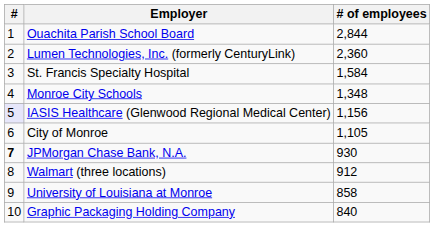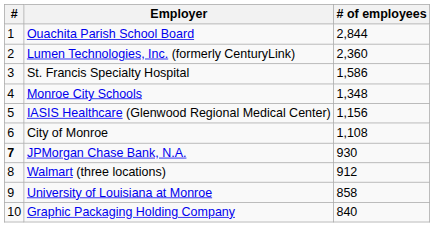(352, 73) 1,584 -> (352, 73) 1,586
(11, 113) lavender background -> (11, 113) no background
(352, 133) 1,105 -> (352, 133) 1,108
